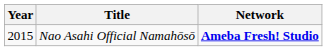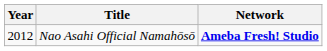(20, 35) 2015 -> (20, 35) 2012
